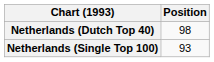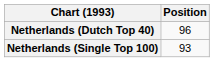(185, 30) 98 -> (185, 30) 96
